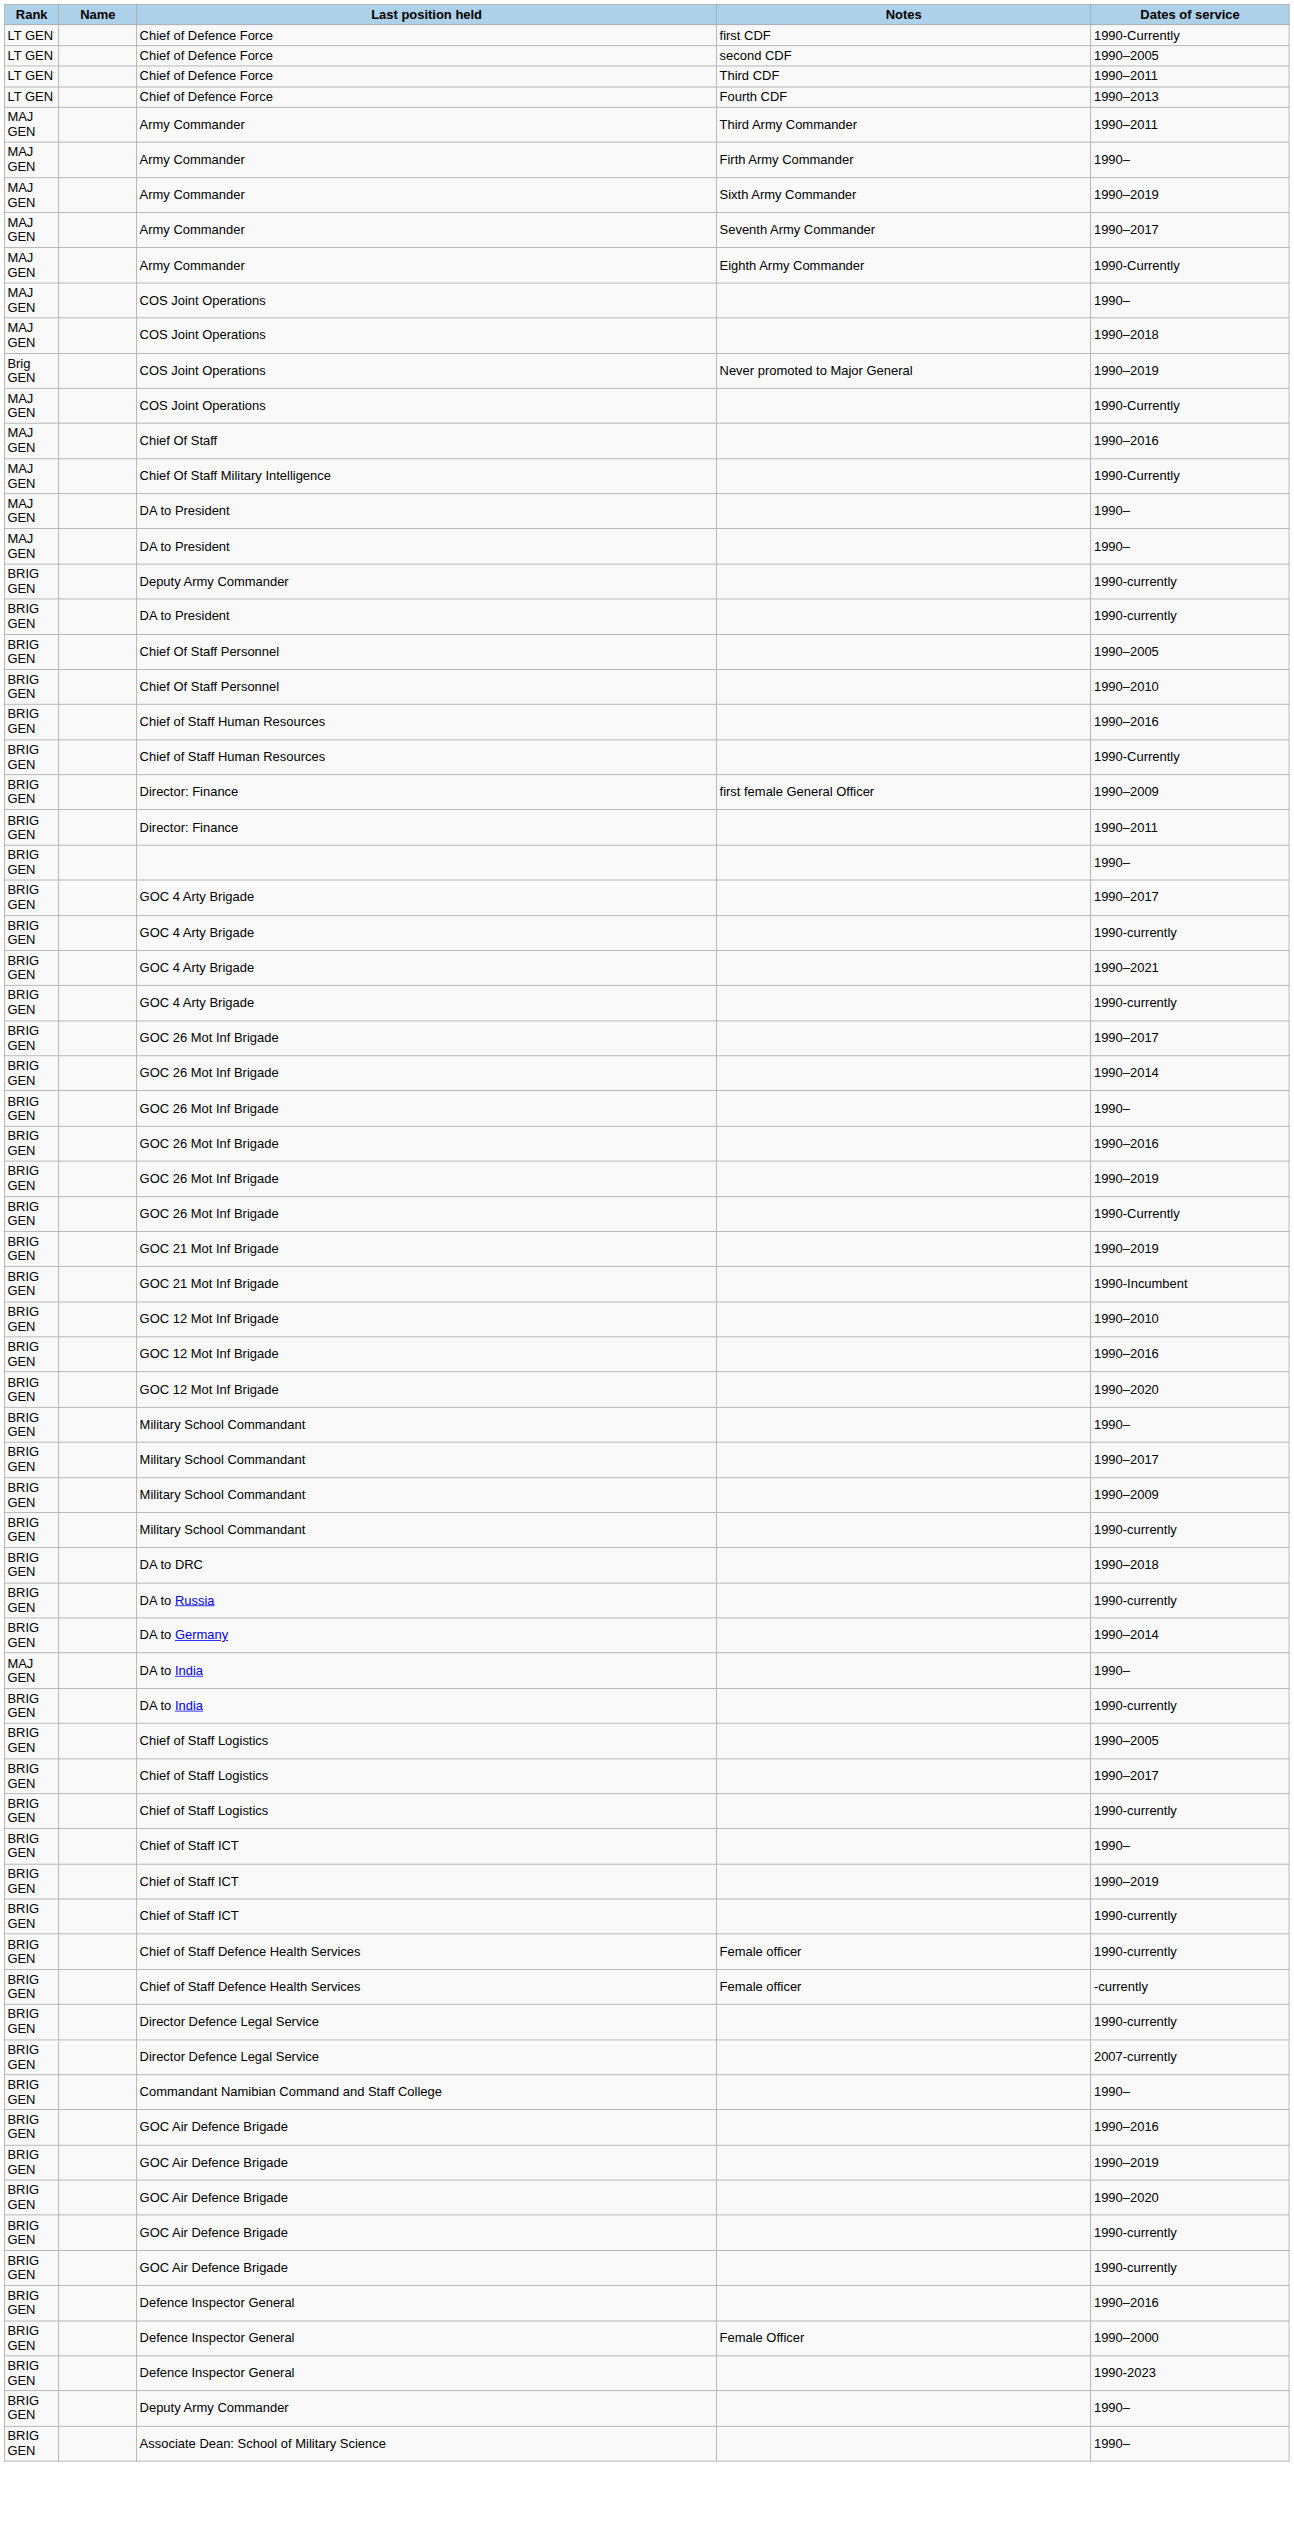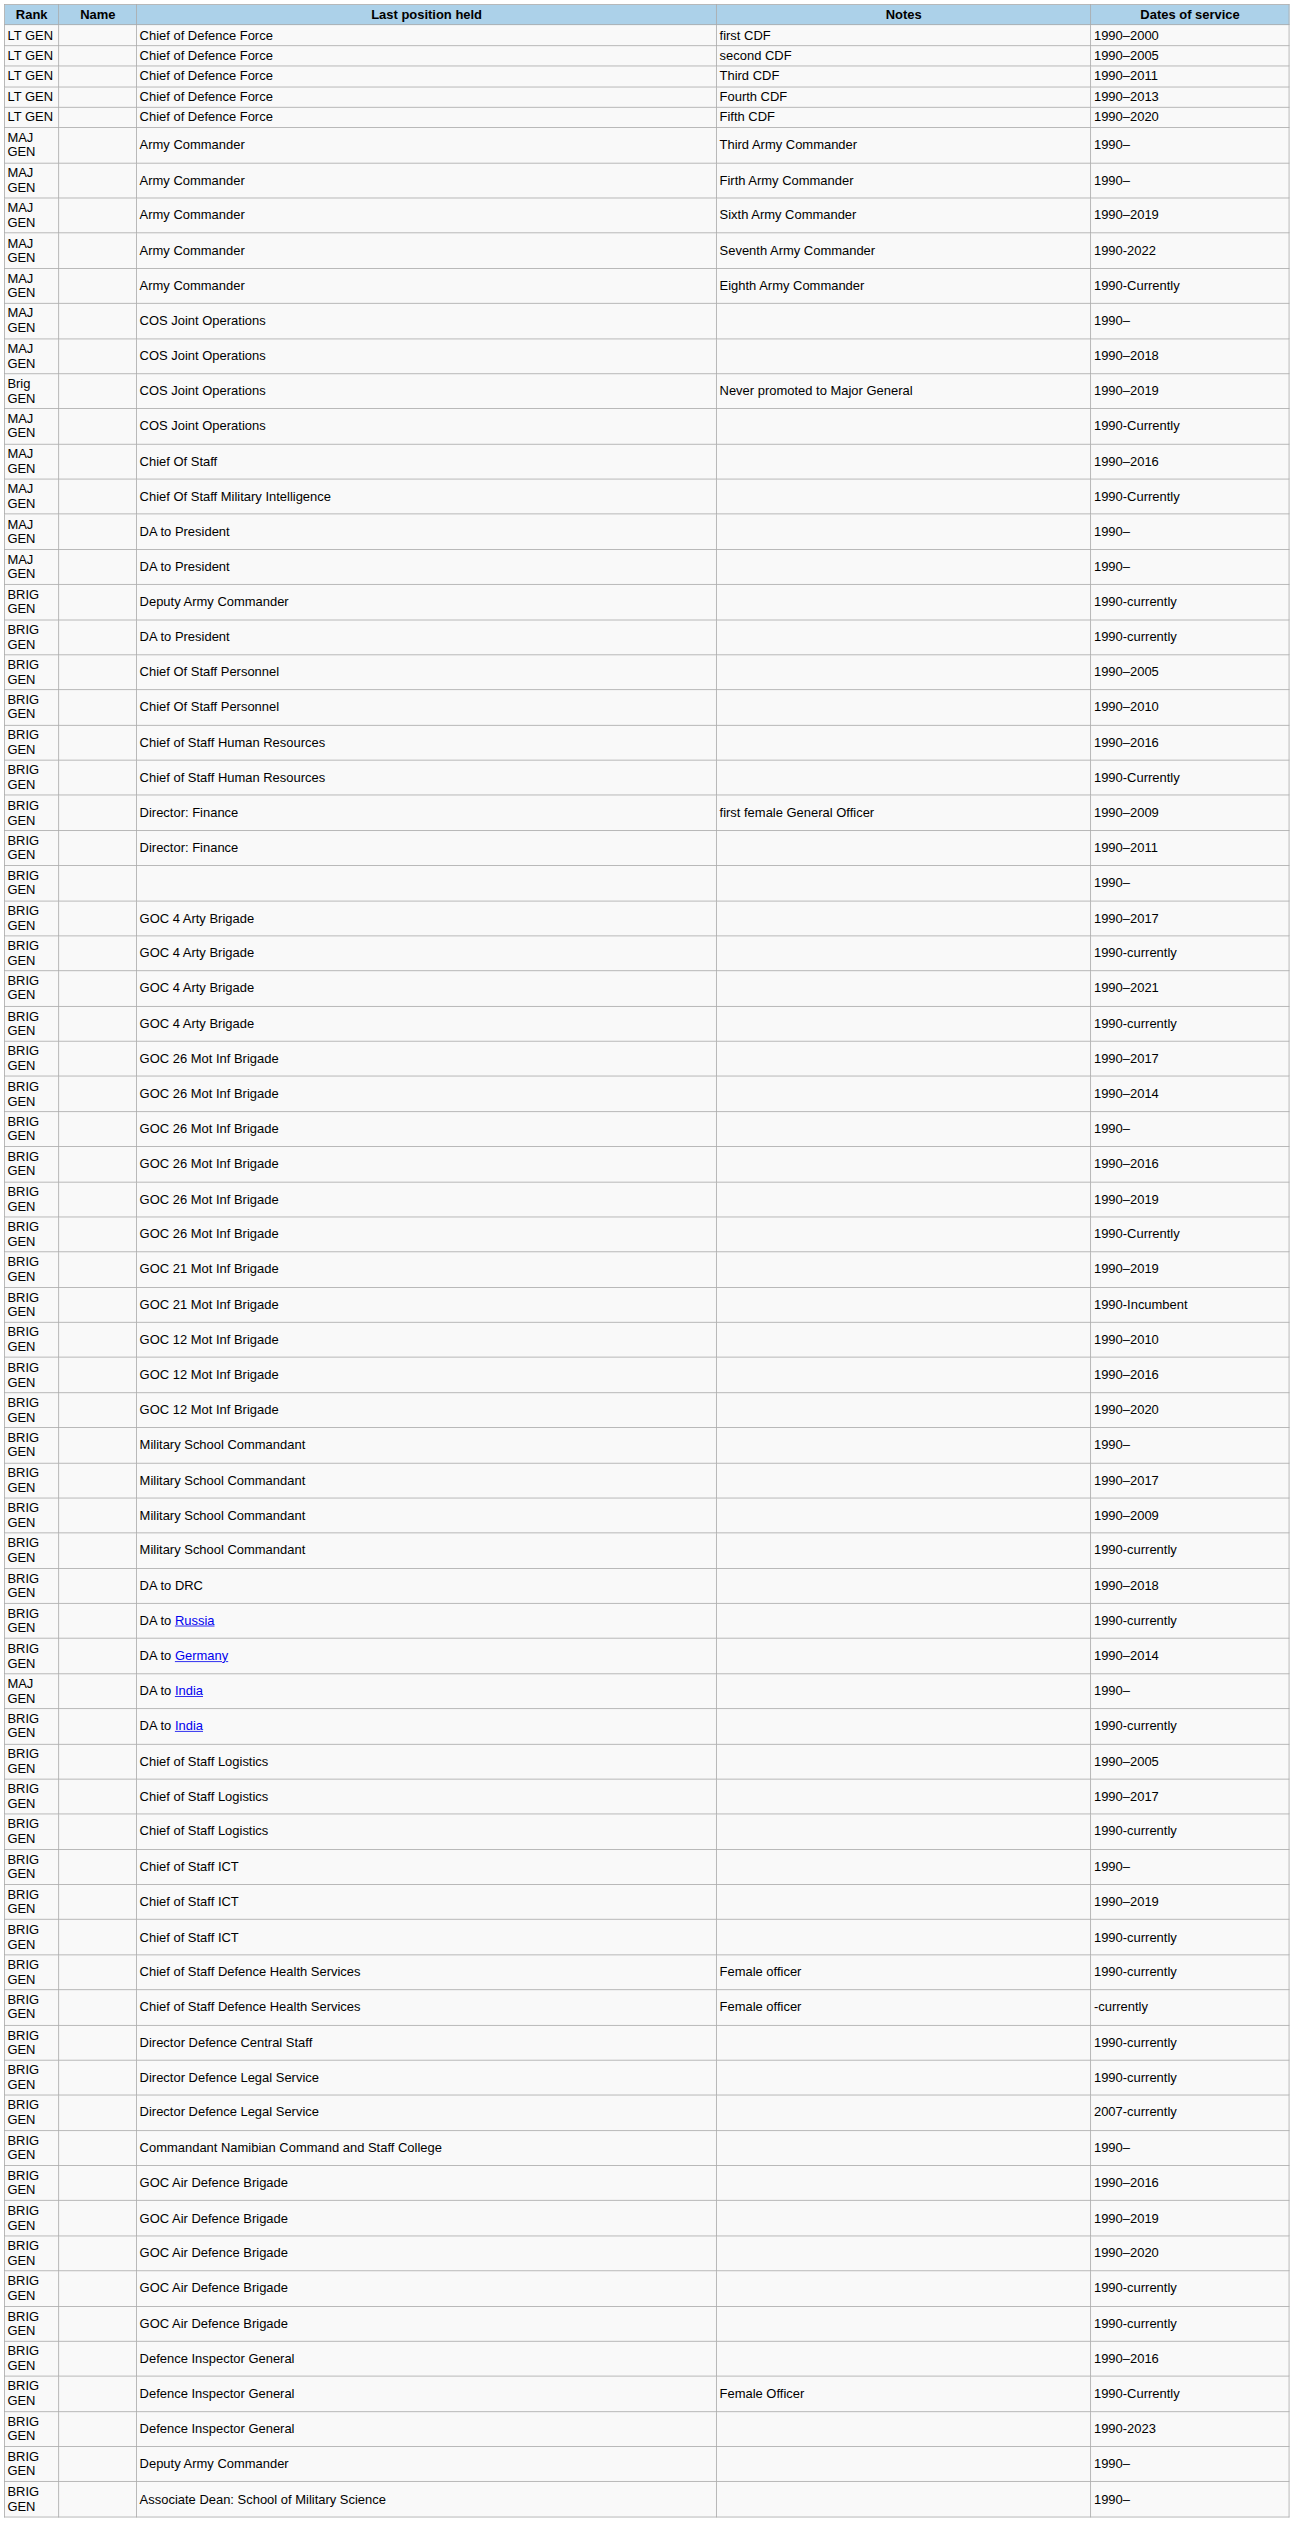(1137, 35) 1990-Currently -> (1126, 35) 1990–2000
+ row: (206, 117)
(1126, 124) 1990–2011 -> (1112, 145) 1990–
(1126, 230) 1990–2017 -> (1125, 250) 1990-2022
+ row: (226, 2042)
(1126, 2338) 1990–2000 -> (1137, 2393) 1990-Currently
